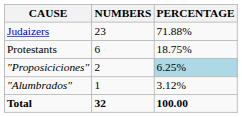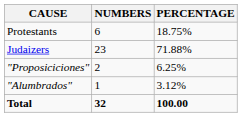rows swapped: (28, 31) <-> (32, 49)
(171, 67) lightblue background -> (171, 67) no background
